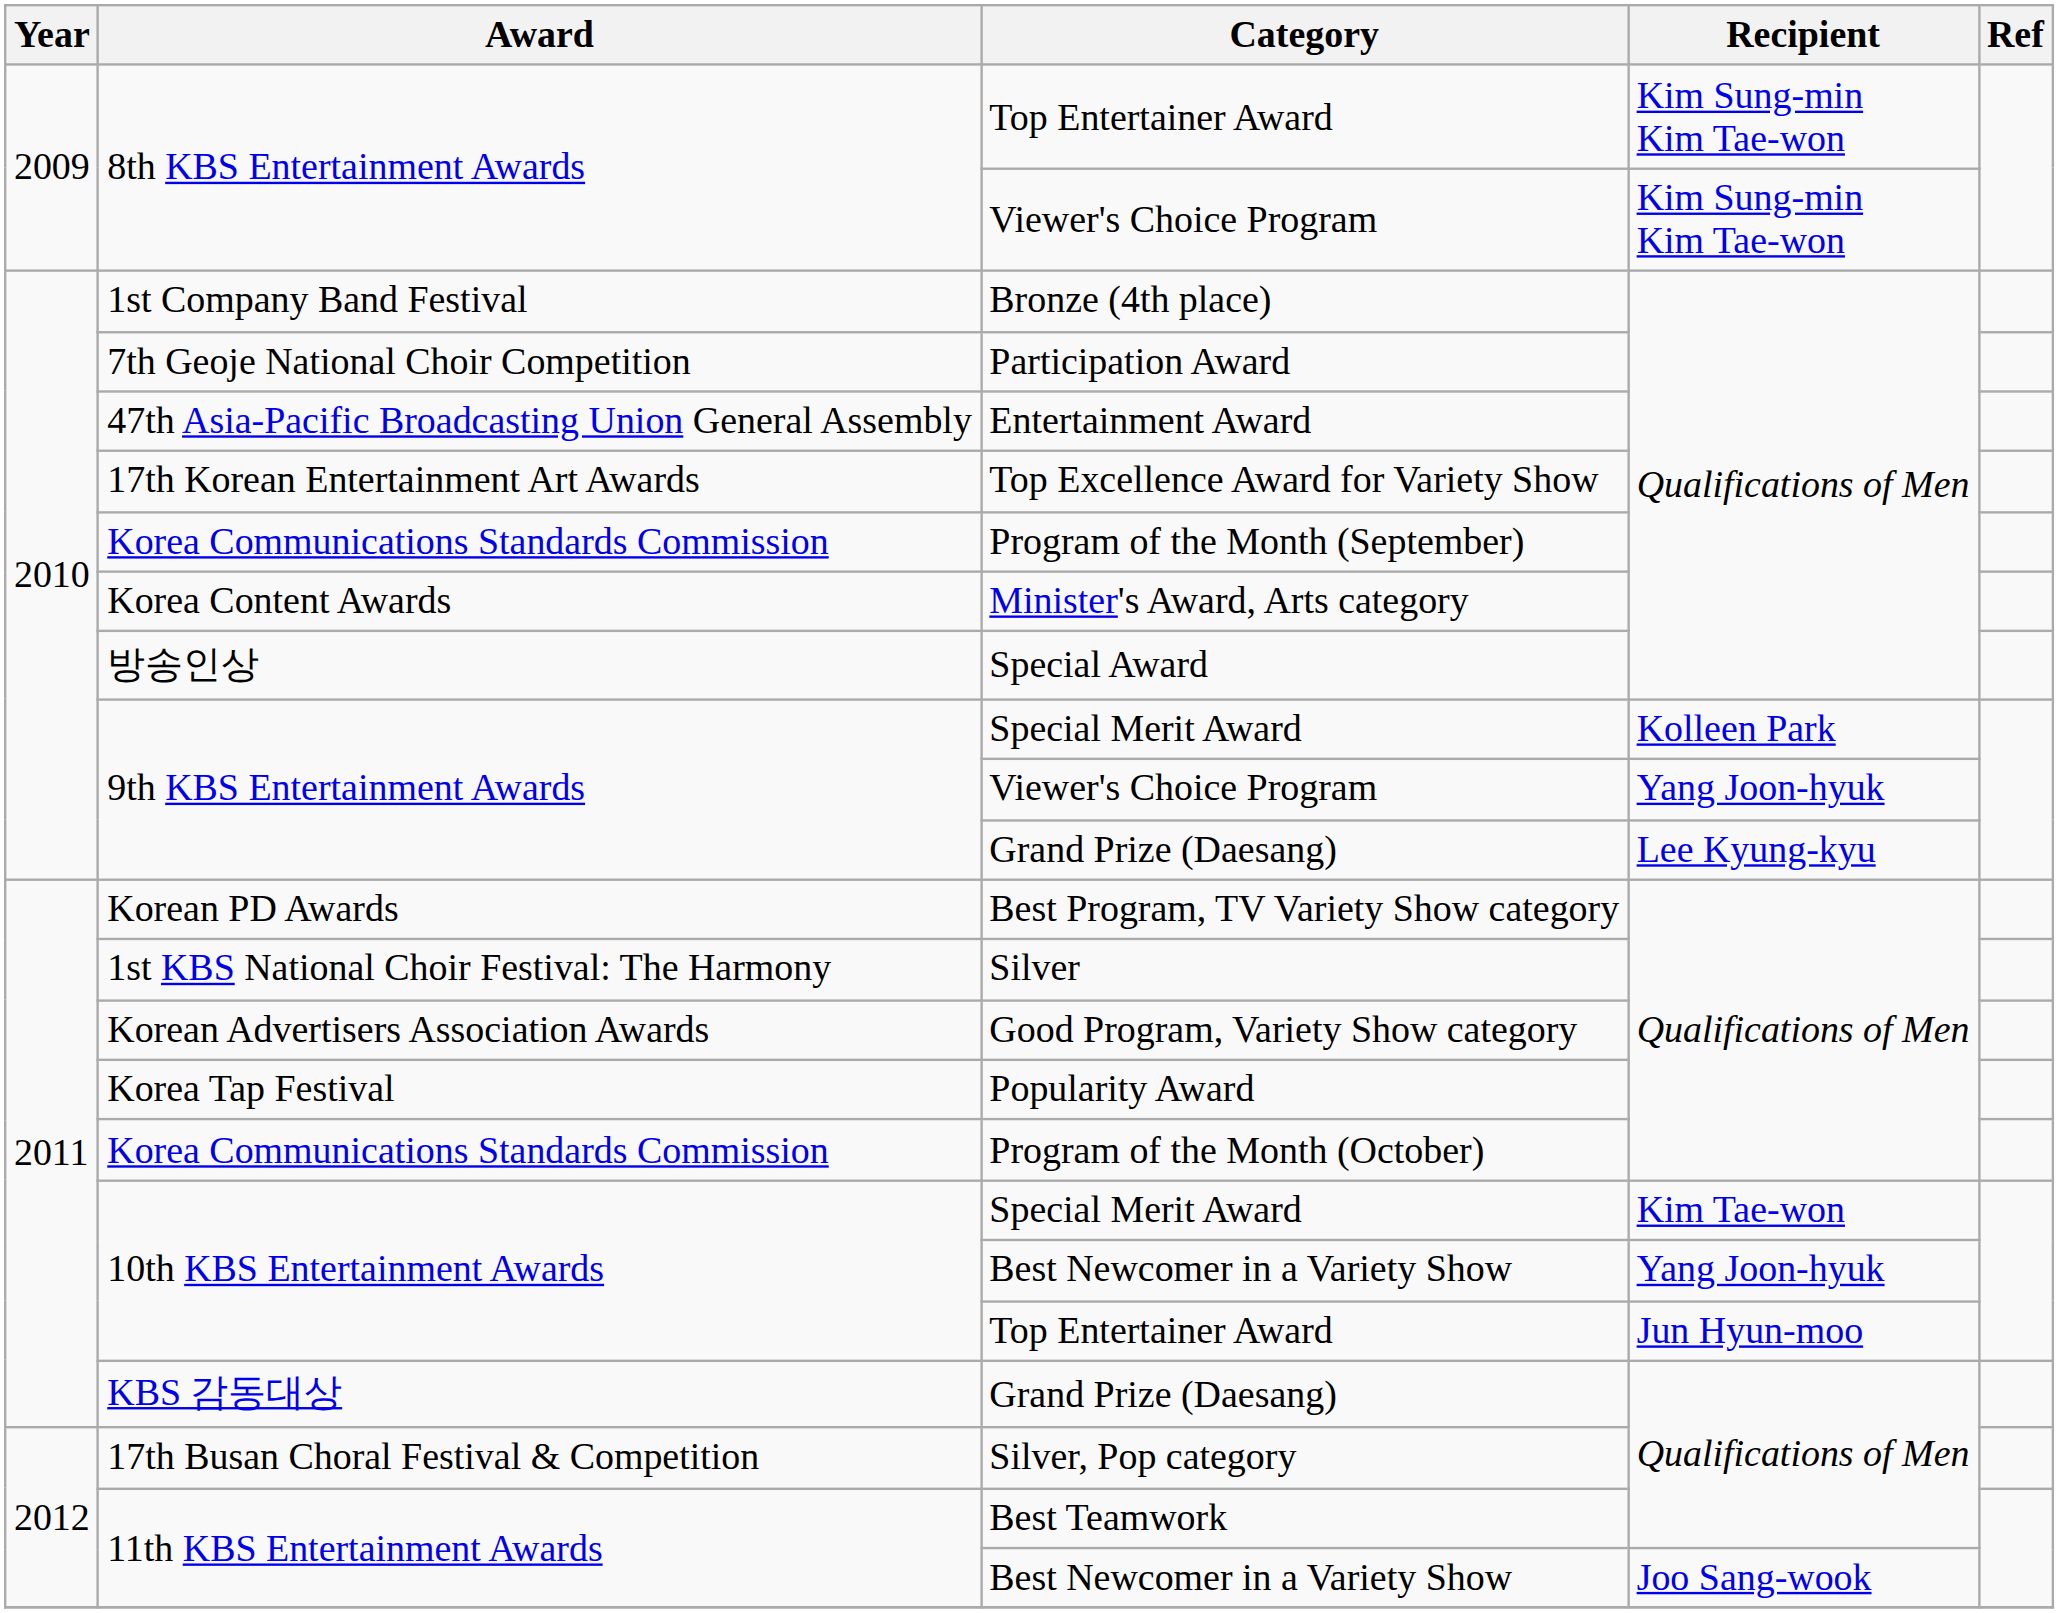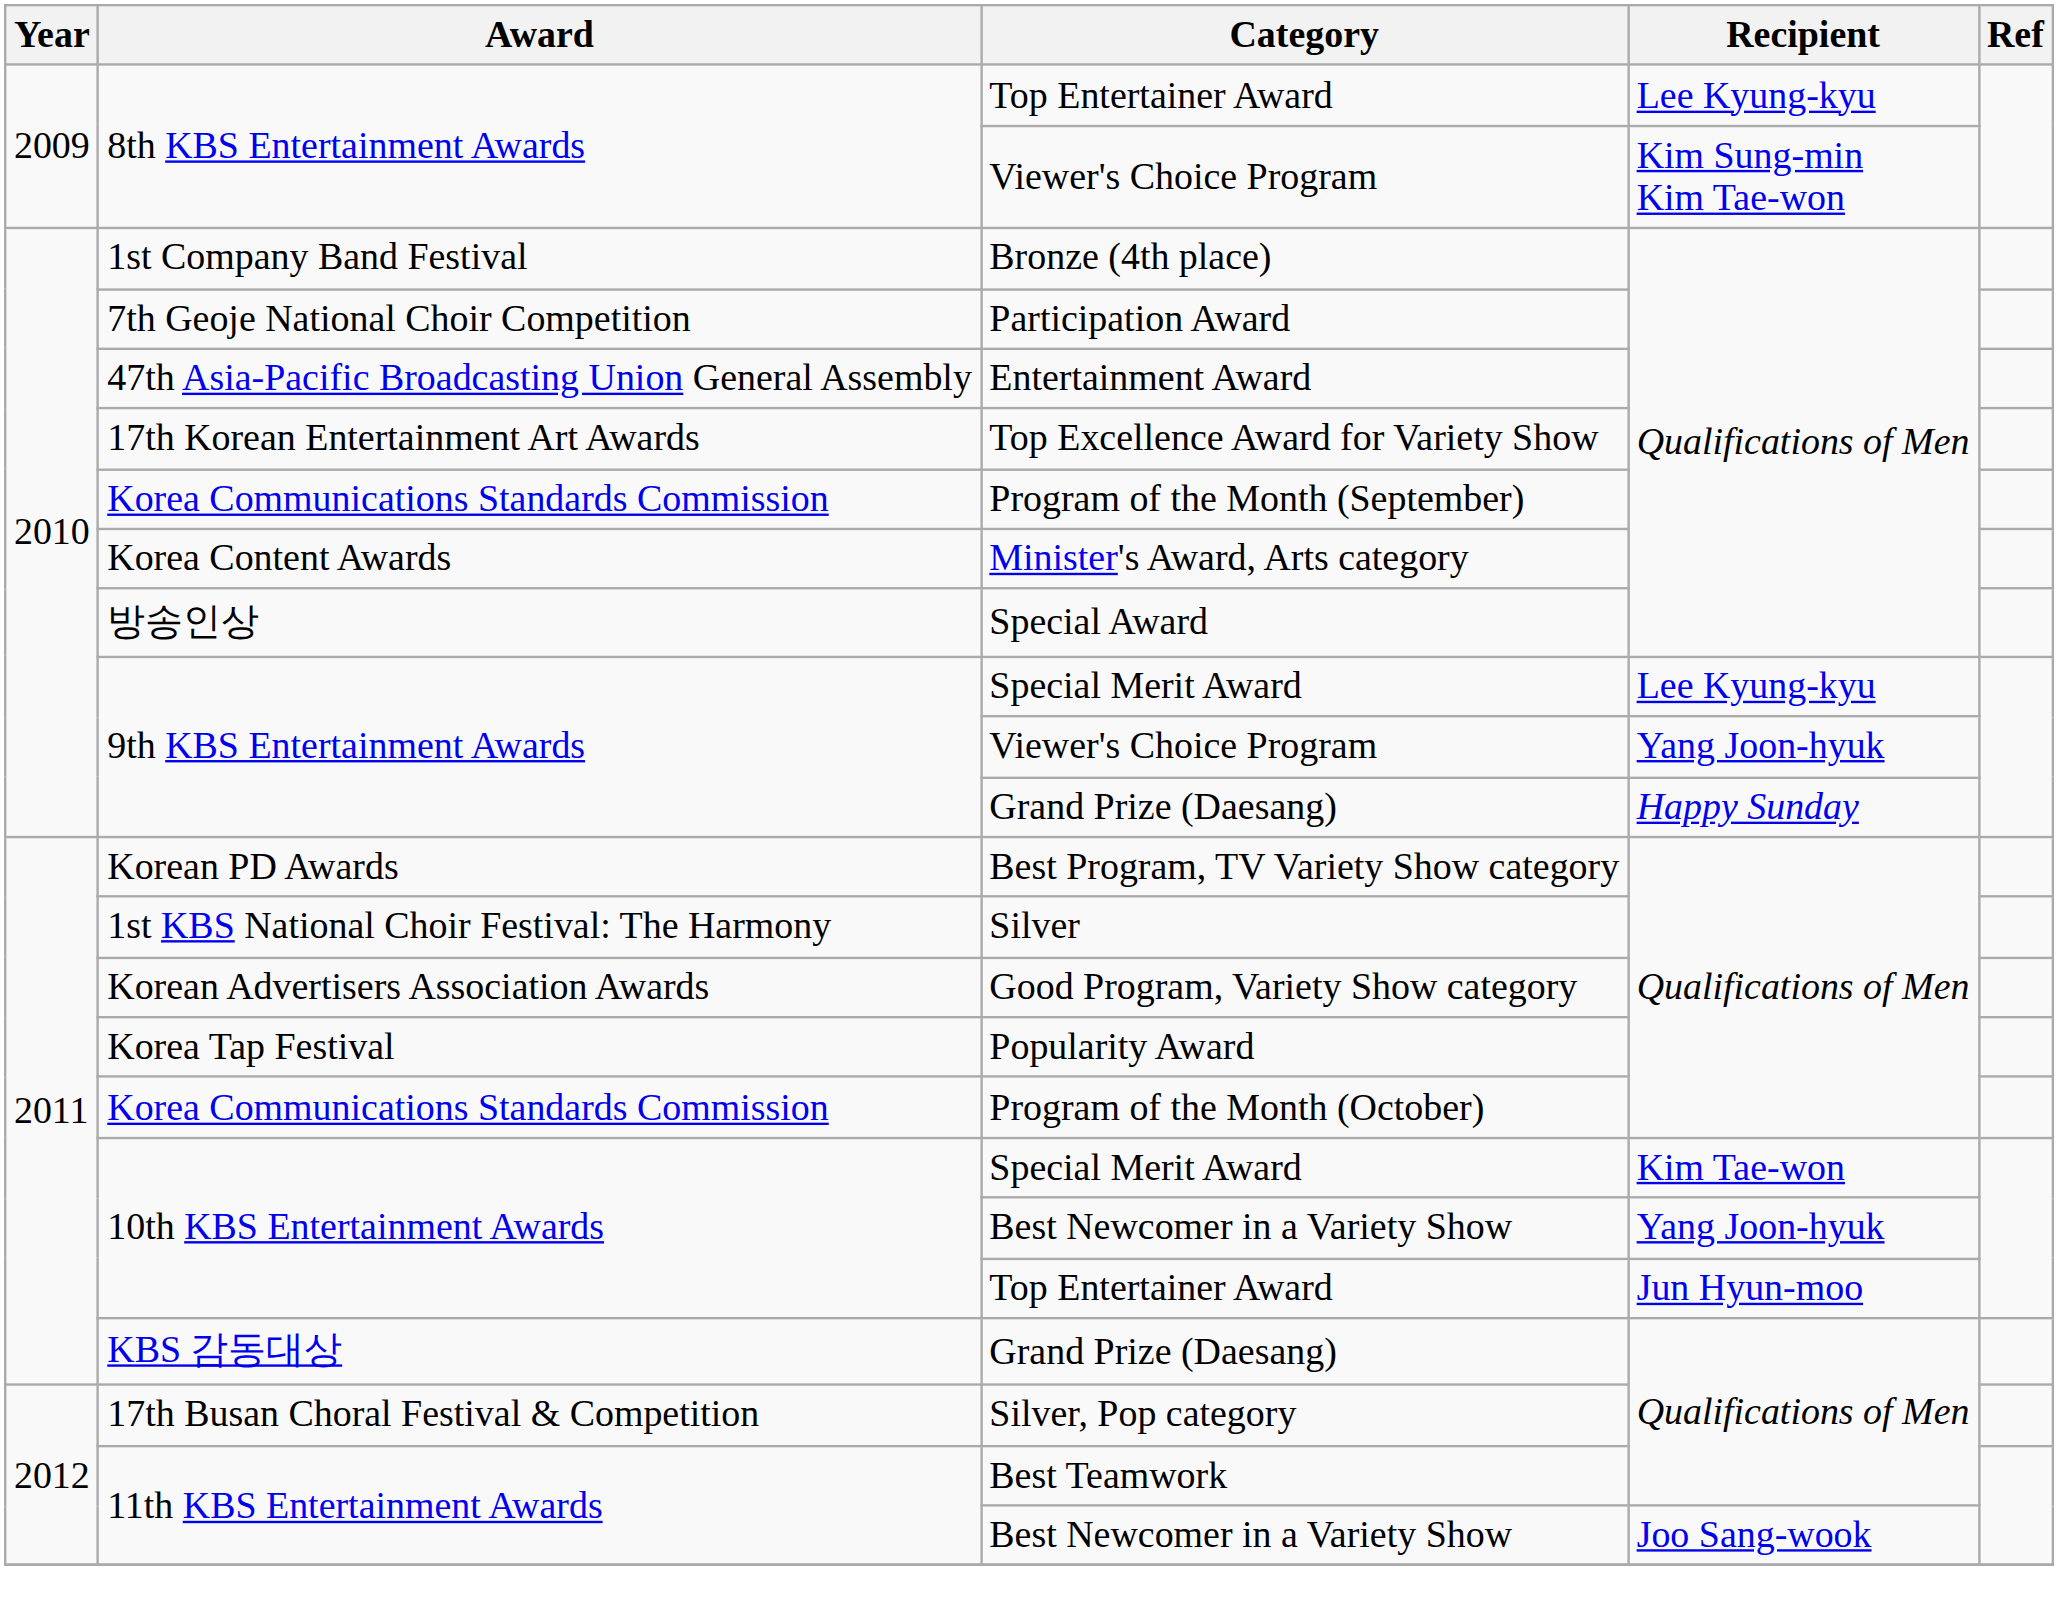(1750, 116) Kim Sung-min Kim Tae-won -> (1756, 94) Lee Kyung-kyu
(1736, 728) Kolleen Park -> (1756, 685) Lee Kyung-kyu
(1756, 848) Lee Kyung-kyu -> (1748, 806) Happy Sunday
